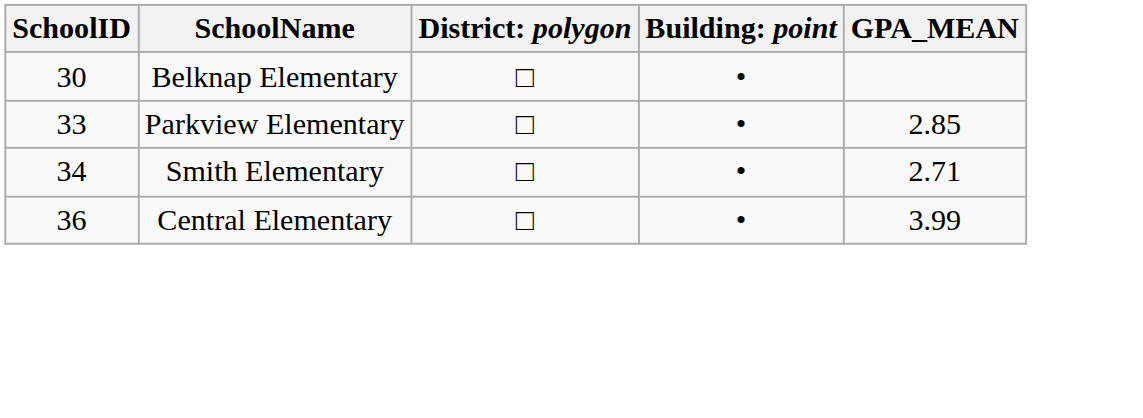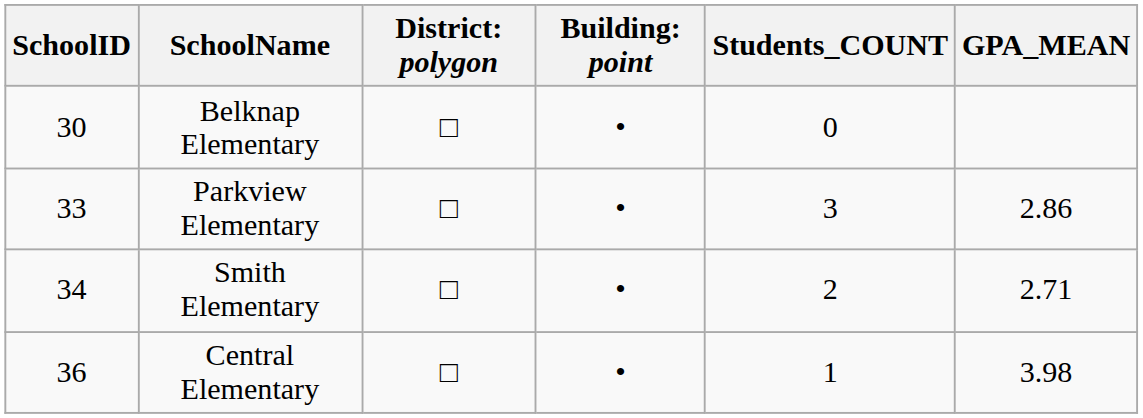+ column: (830, 45)
(935, 123) 2.85 -> (1046, 208) 2.86
(935, 219) 3.99 -> (1046, 371) 3.98
